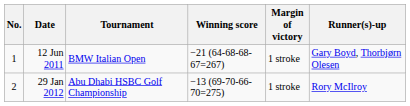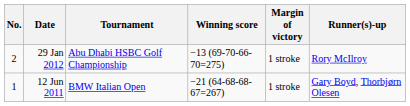rows swapped: (50, 59) <-> (51, 87)
